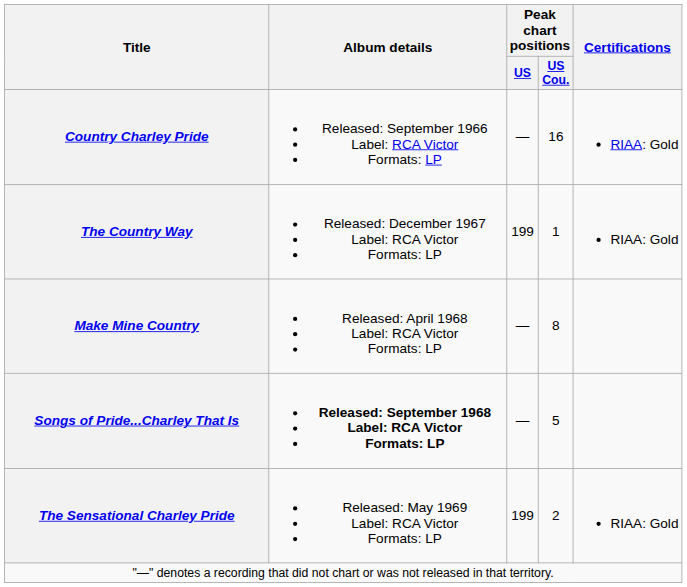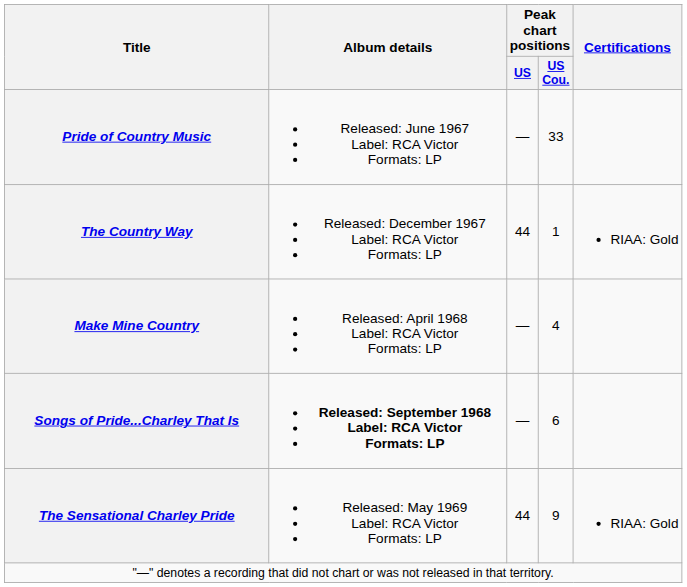- row: (137, 136)
+ row: (137, 136)
(523, 231) 199 -> (523, 231) 44
(556, 326) 8 -> (556, 326) 4
(556, 420) 5 -> (556, 420) 6
(523, 515) 199 -> (523, 515) 44
(556, 515) 2 -> (556, 515) 9
